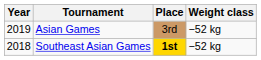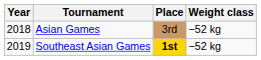(19, 30) 2019 -> (19, 30) 2018
(19, 47) 2018 -> (19, 47) 2019
